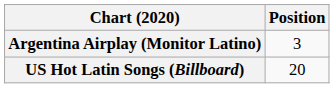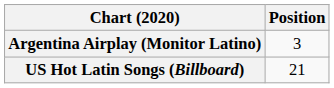(297, 69) 20 -> (297, 69) 21
